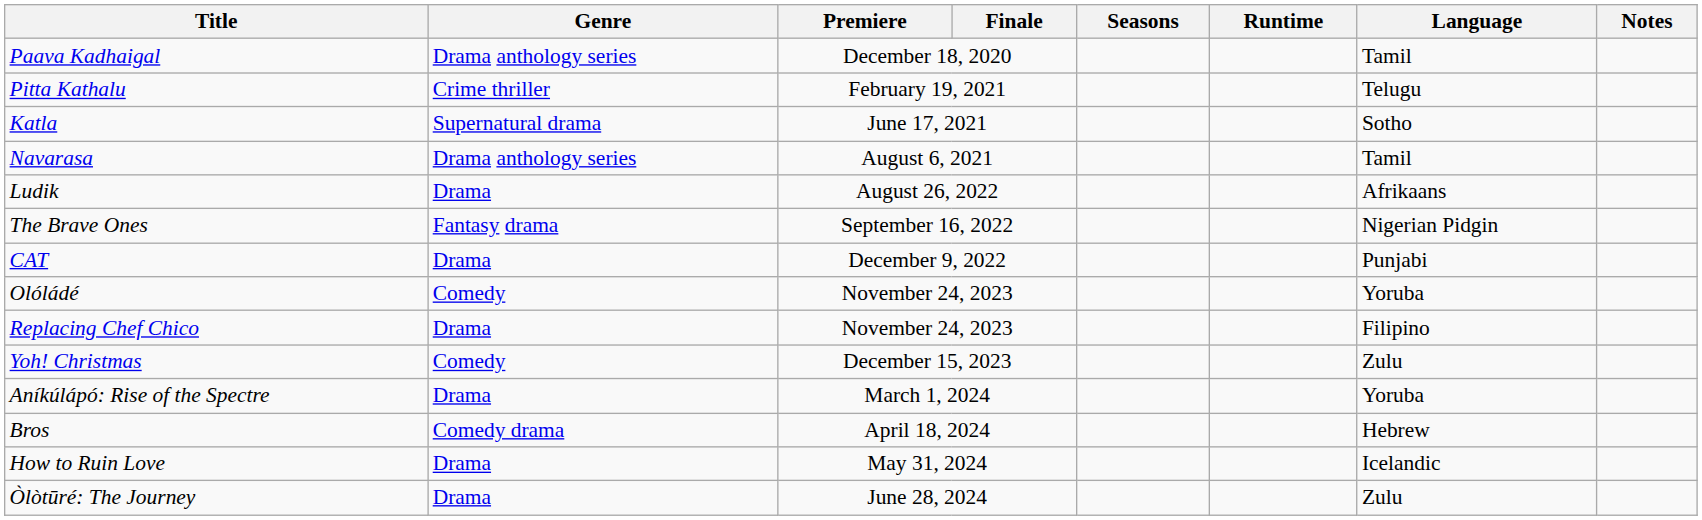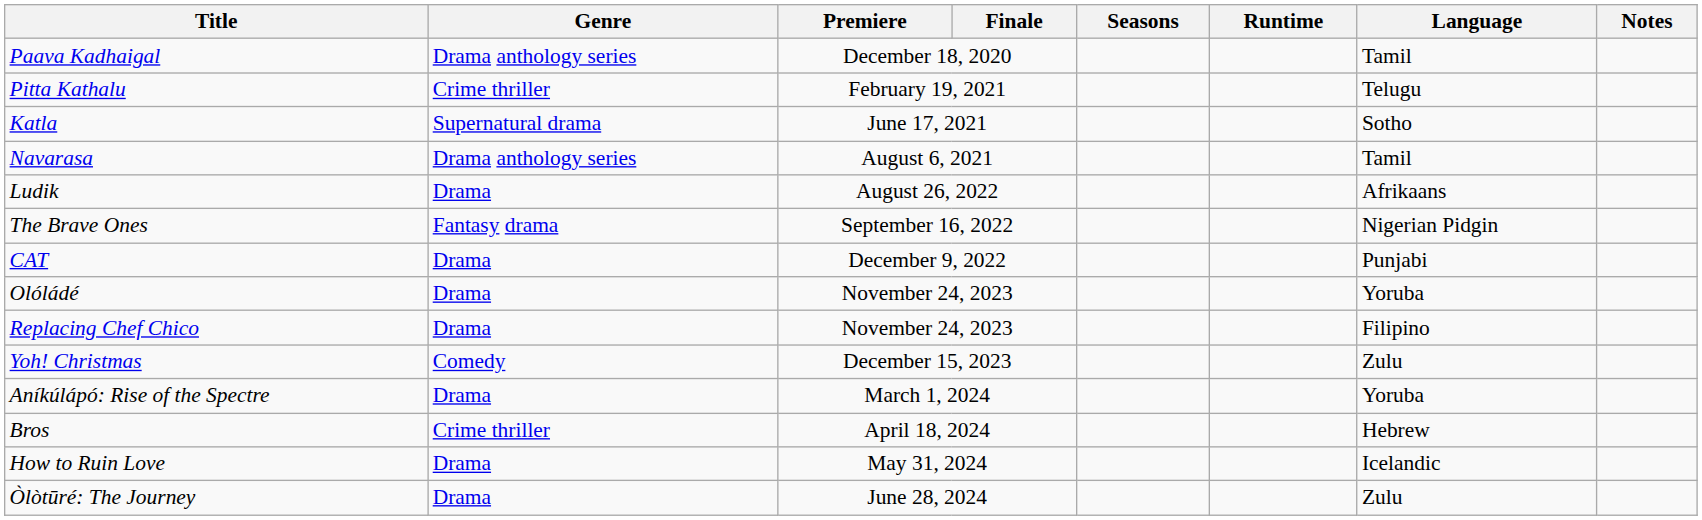(469, 293) Comedy -> (462, 293) Drama
(499, 429) Comedy drama -> (491, 429) Crime thriller
